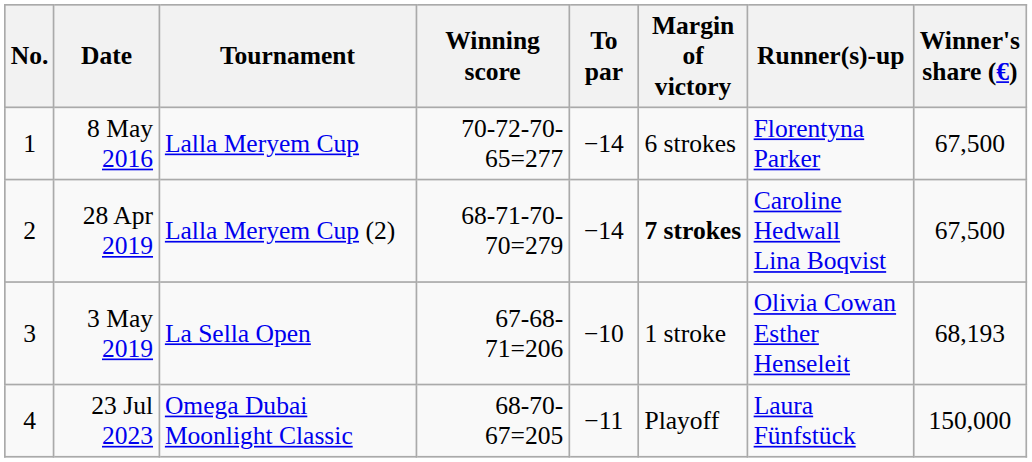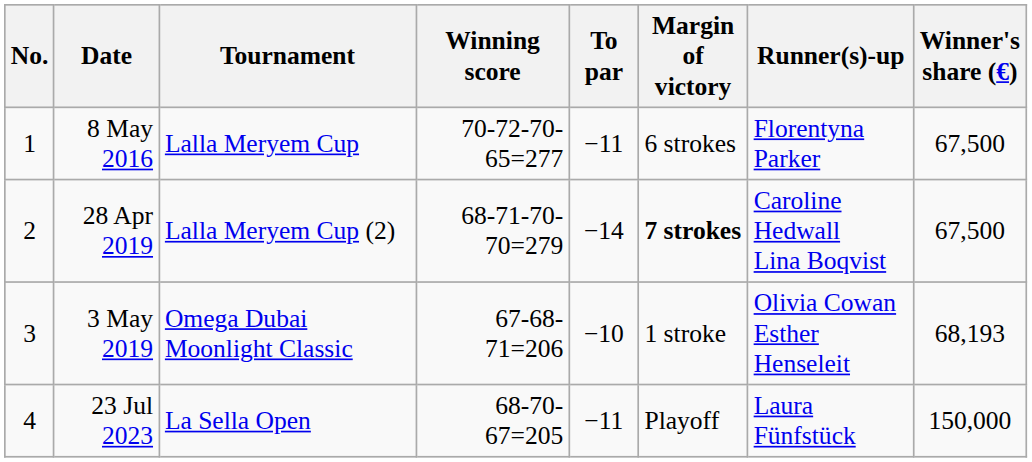(604, 143) −14 -> (604, 143) −11
(238, 333) La Sella Open -> (259, 333) Omega Dubai Moonlight Classic
(259, 420) Omega Dubai Moonlight Classic -> (238, 420) La Sella Open
